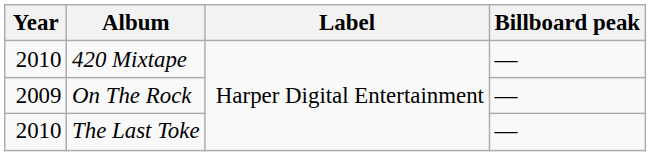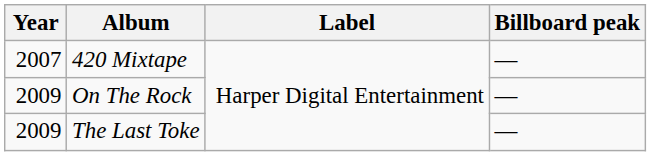(36, 58) 2010 -> (36, 58) 2007
(36, 131) 2010 -> (36, 131) 2009
